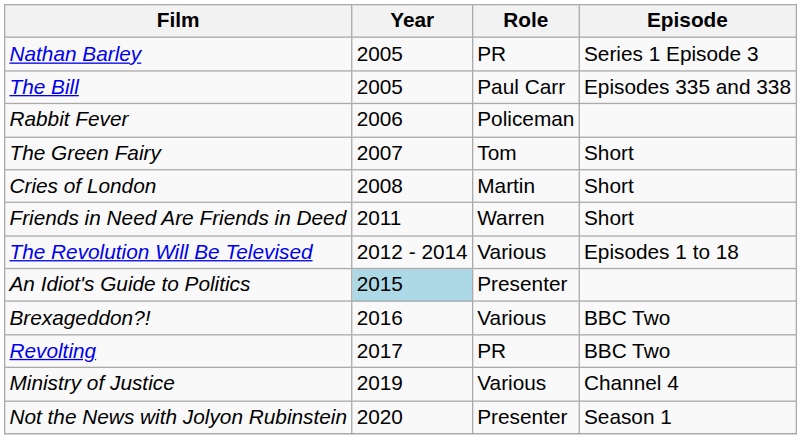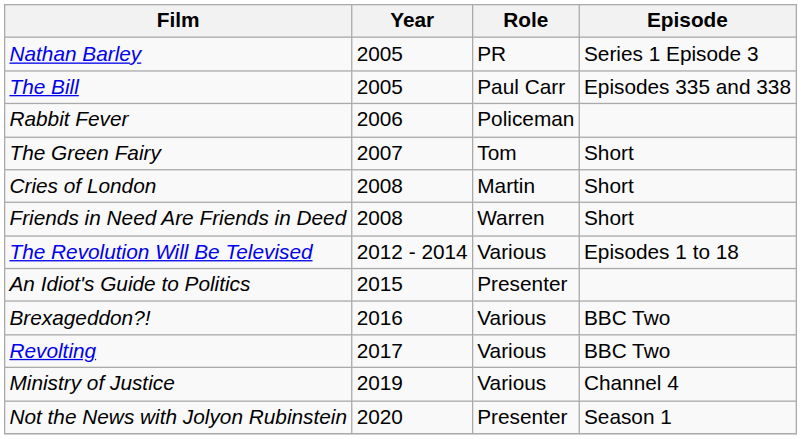(379, 218) 2011 -> (380, 218) 2008
(380, 284) lightblue background -> (380, 284) no background
(492, 350) PR -> (512, 350) Various
